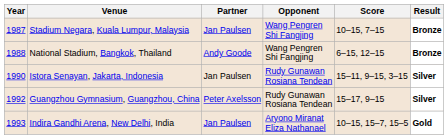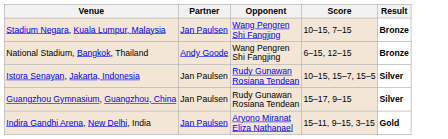- column: (16, 12)
(372, 76) 15–11, 9–15, 3–15 -> (339, 76) 10–15, 15–7, 15–5
(232, 100) Peter Axelsson -> (204, 100) Jan Paulsen
(372, 123) 10–15, 15–7, 15–5 -> (339, 123) 15–11, 9–15, 3–15
